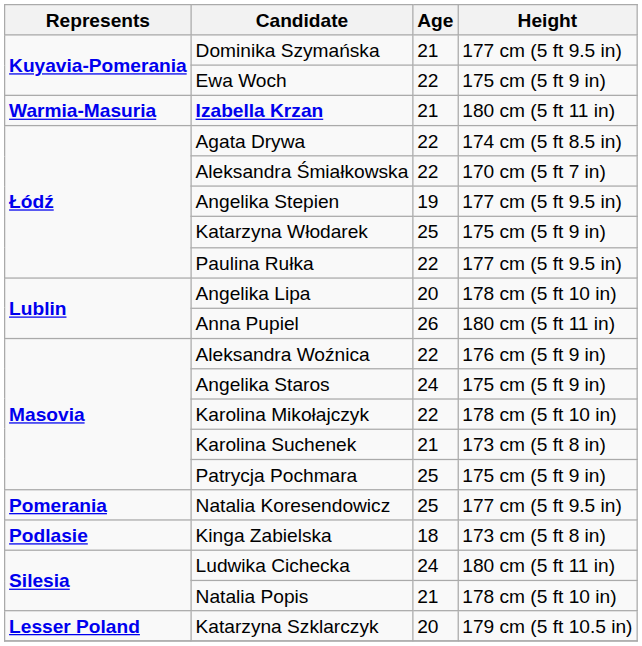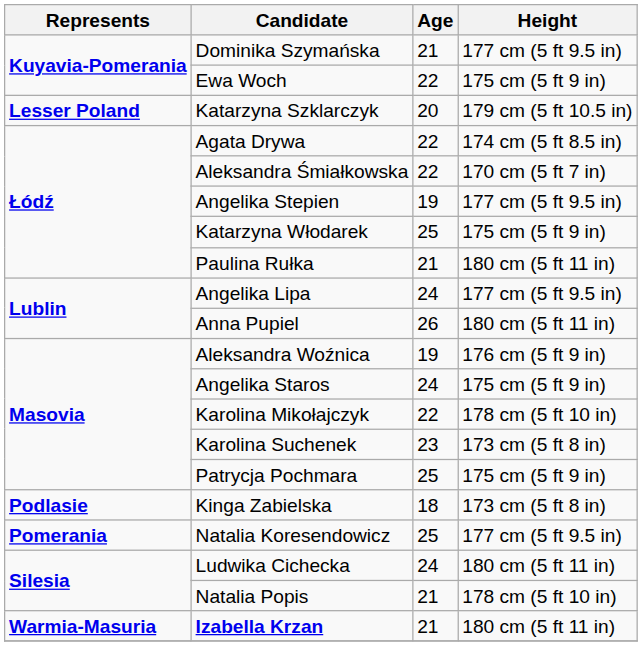rows swapped: (287, 626) <-> (259, 111)
(428, 263) 22 -> (428, 263) 21
(542, 263) 177 cm (5 ft 9.5 in) -> (539, 263) 180 cm (5 ft 11 in)
(428, 293) 20 -> (428, 293) 24
(539, 293) 178 cm (5 ft 10 in) -> (542, 293) 177 cm (5 ft 9.5 in)
(428, 353) 22 -> (428, 353) 19
(428, 444) 21 -> (428, 444) 23
rows swapped: (264, 535) <-> (293, 505)
